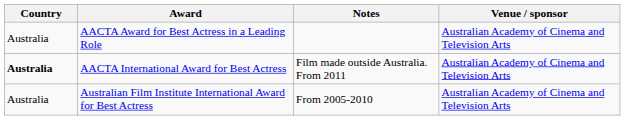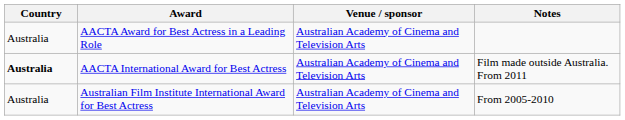columns swapped: (529, 13) <-> (366, 13)
